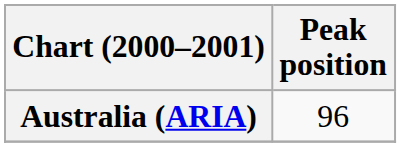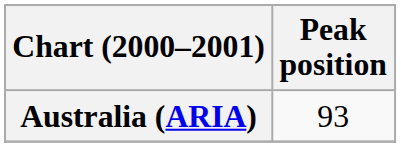(333, 115) 96 -> (333, 115) 93
